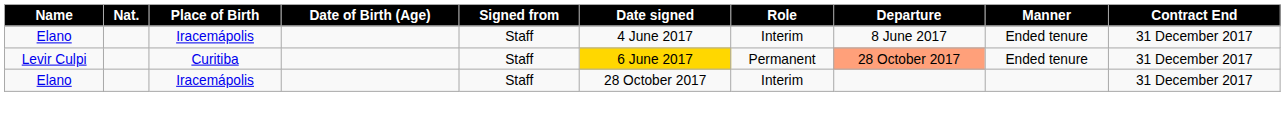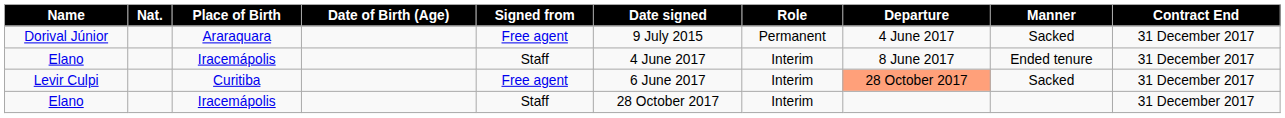+ row: (66, 37)
(519, 58) Staff -> (535, 80) Free agent
(655, 58) gold background -> (668, 80) no background
(782, 58) Permanent -> (792, 80) Interim
(1047, 58) Ended tenure -> (1051, 80) Sacked
